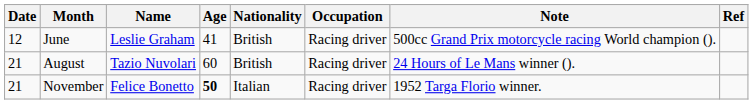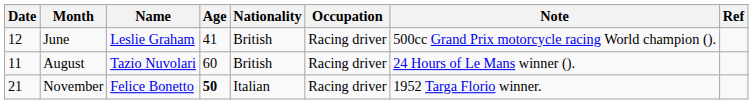(15, 62) 21 -> (15, 62) 11
